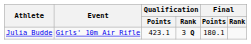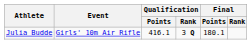(159, 33) 423.1 -> (159, 33) 416.1
